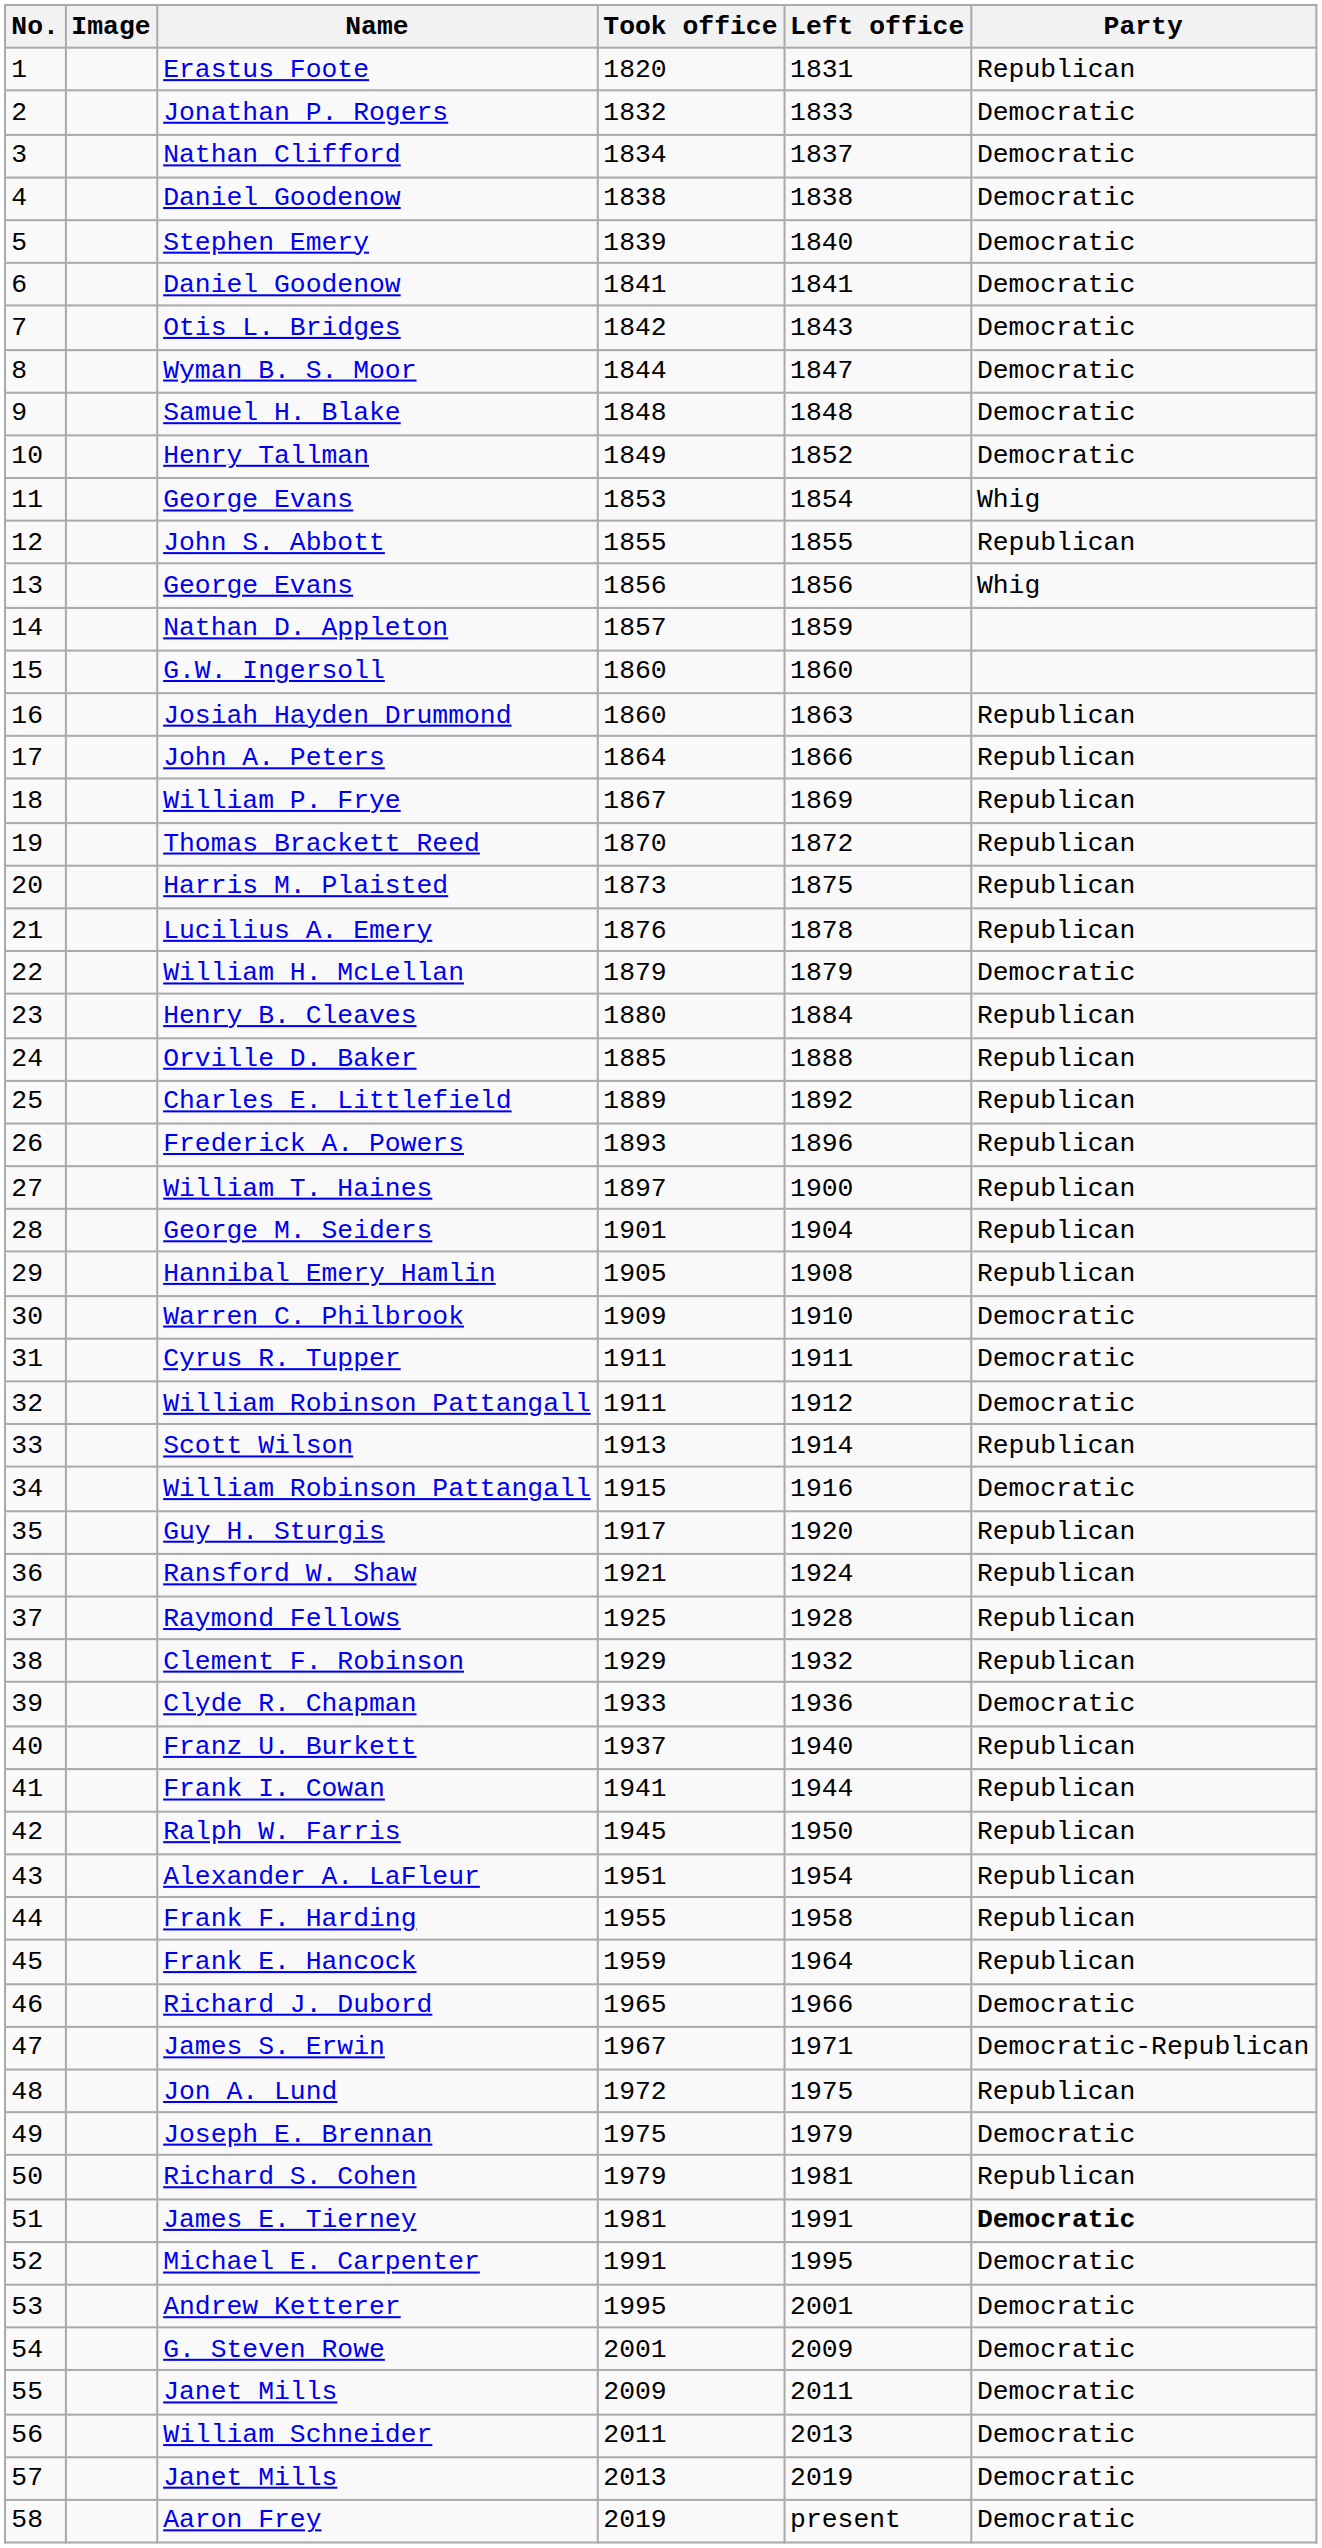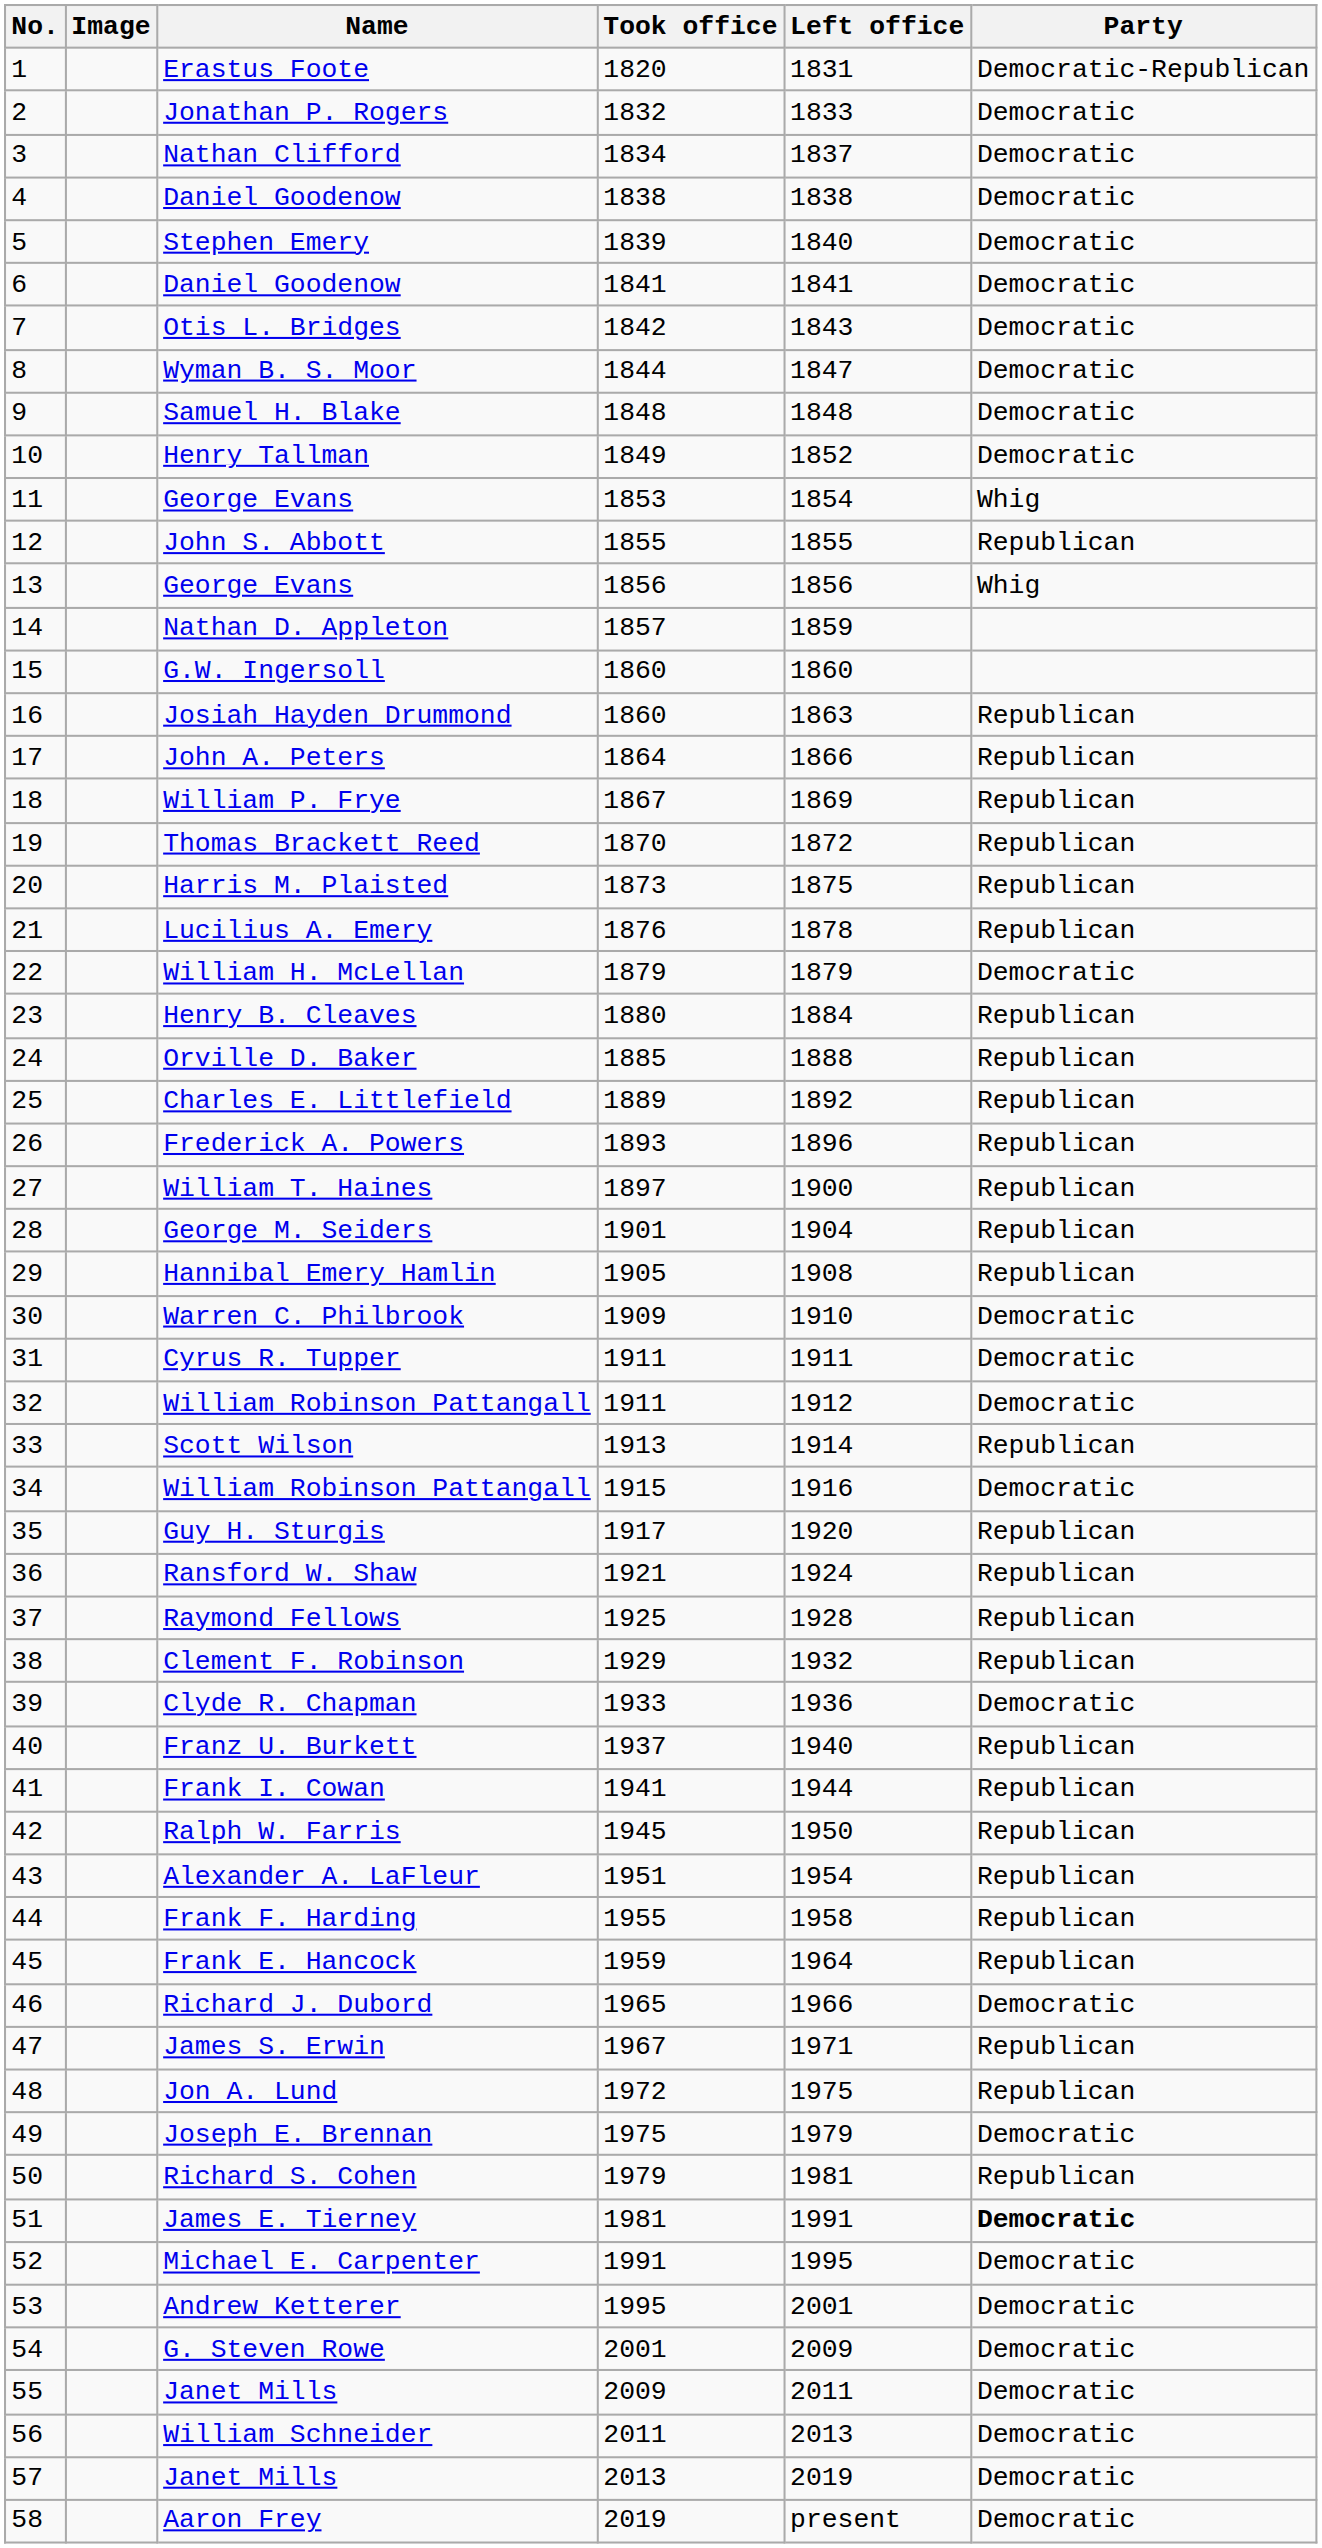(1056, 70) Republican -> (1143, 70) Democratic-Republican
(1143, 2048) Democratic-Republican -> (1056, 2048) Republican
